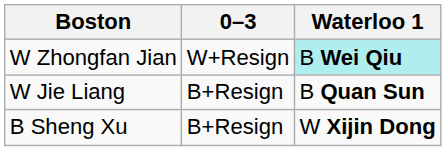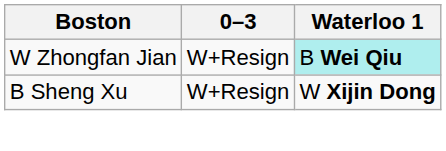- row: (67, 92)
(235, 127) B+Resign -> (238, 92) W+Resign
